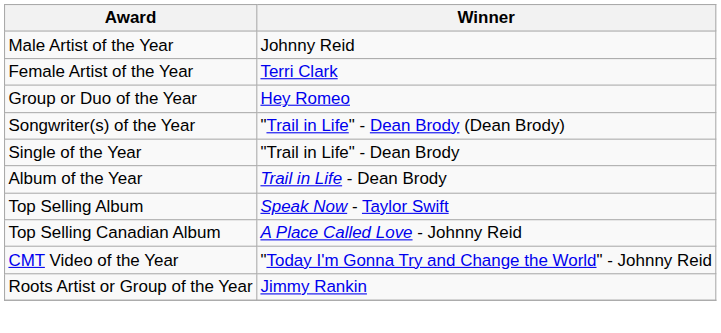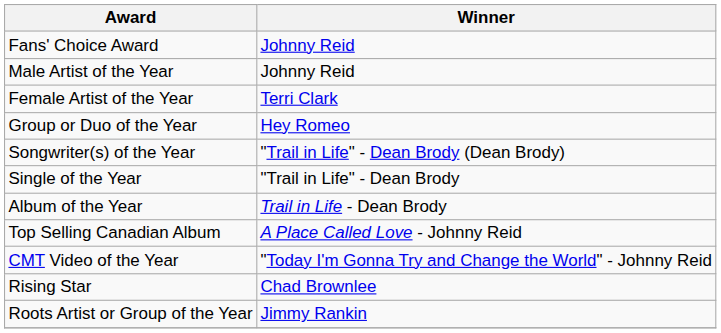+ row: (83, 44)
- row: (76, 206)
+ row: (50, 286)
